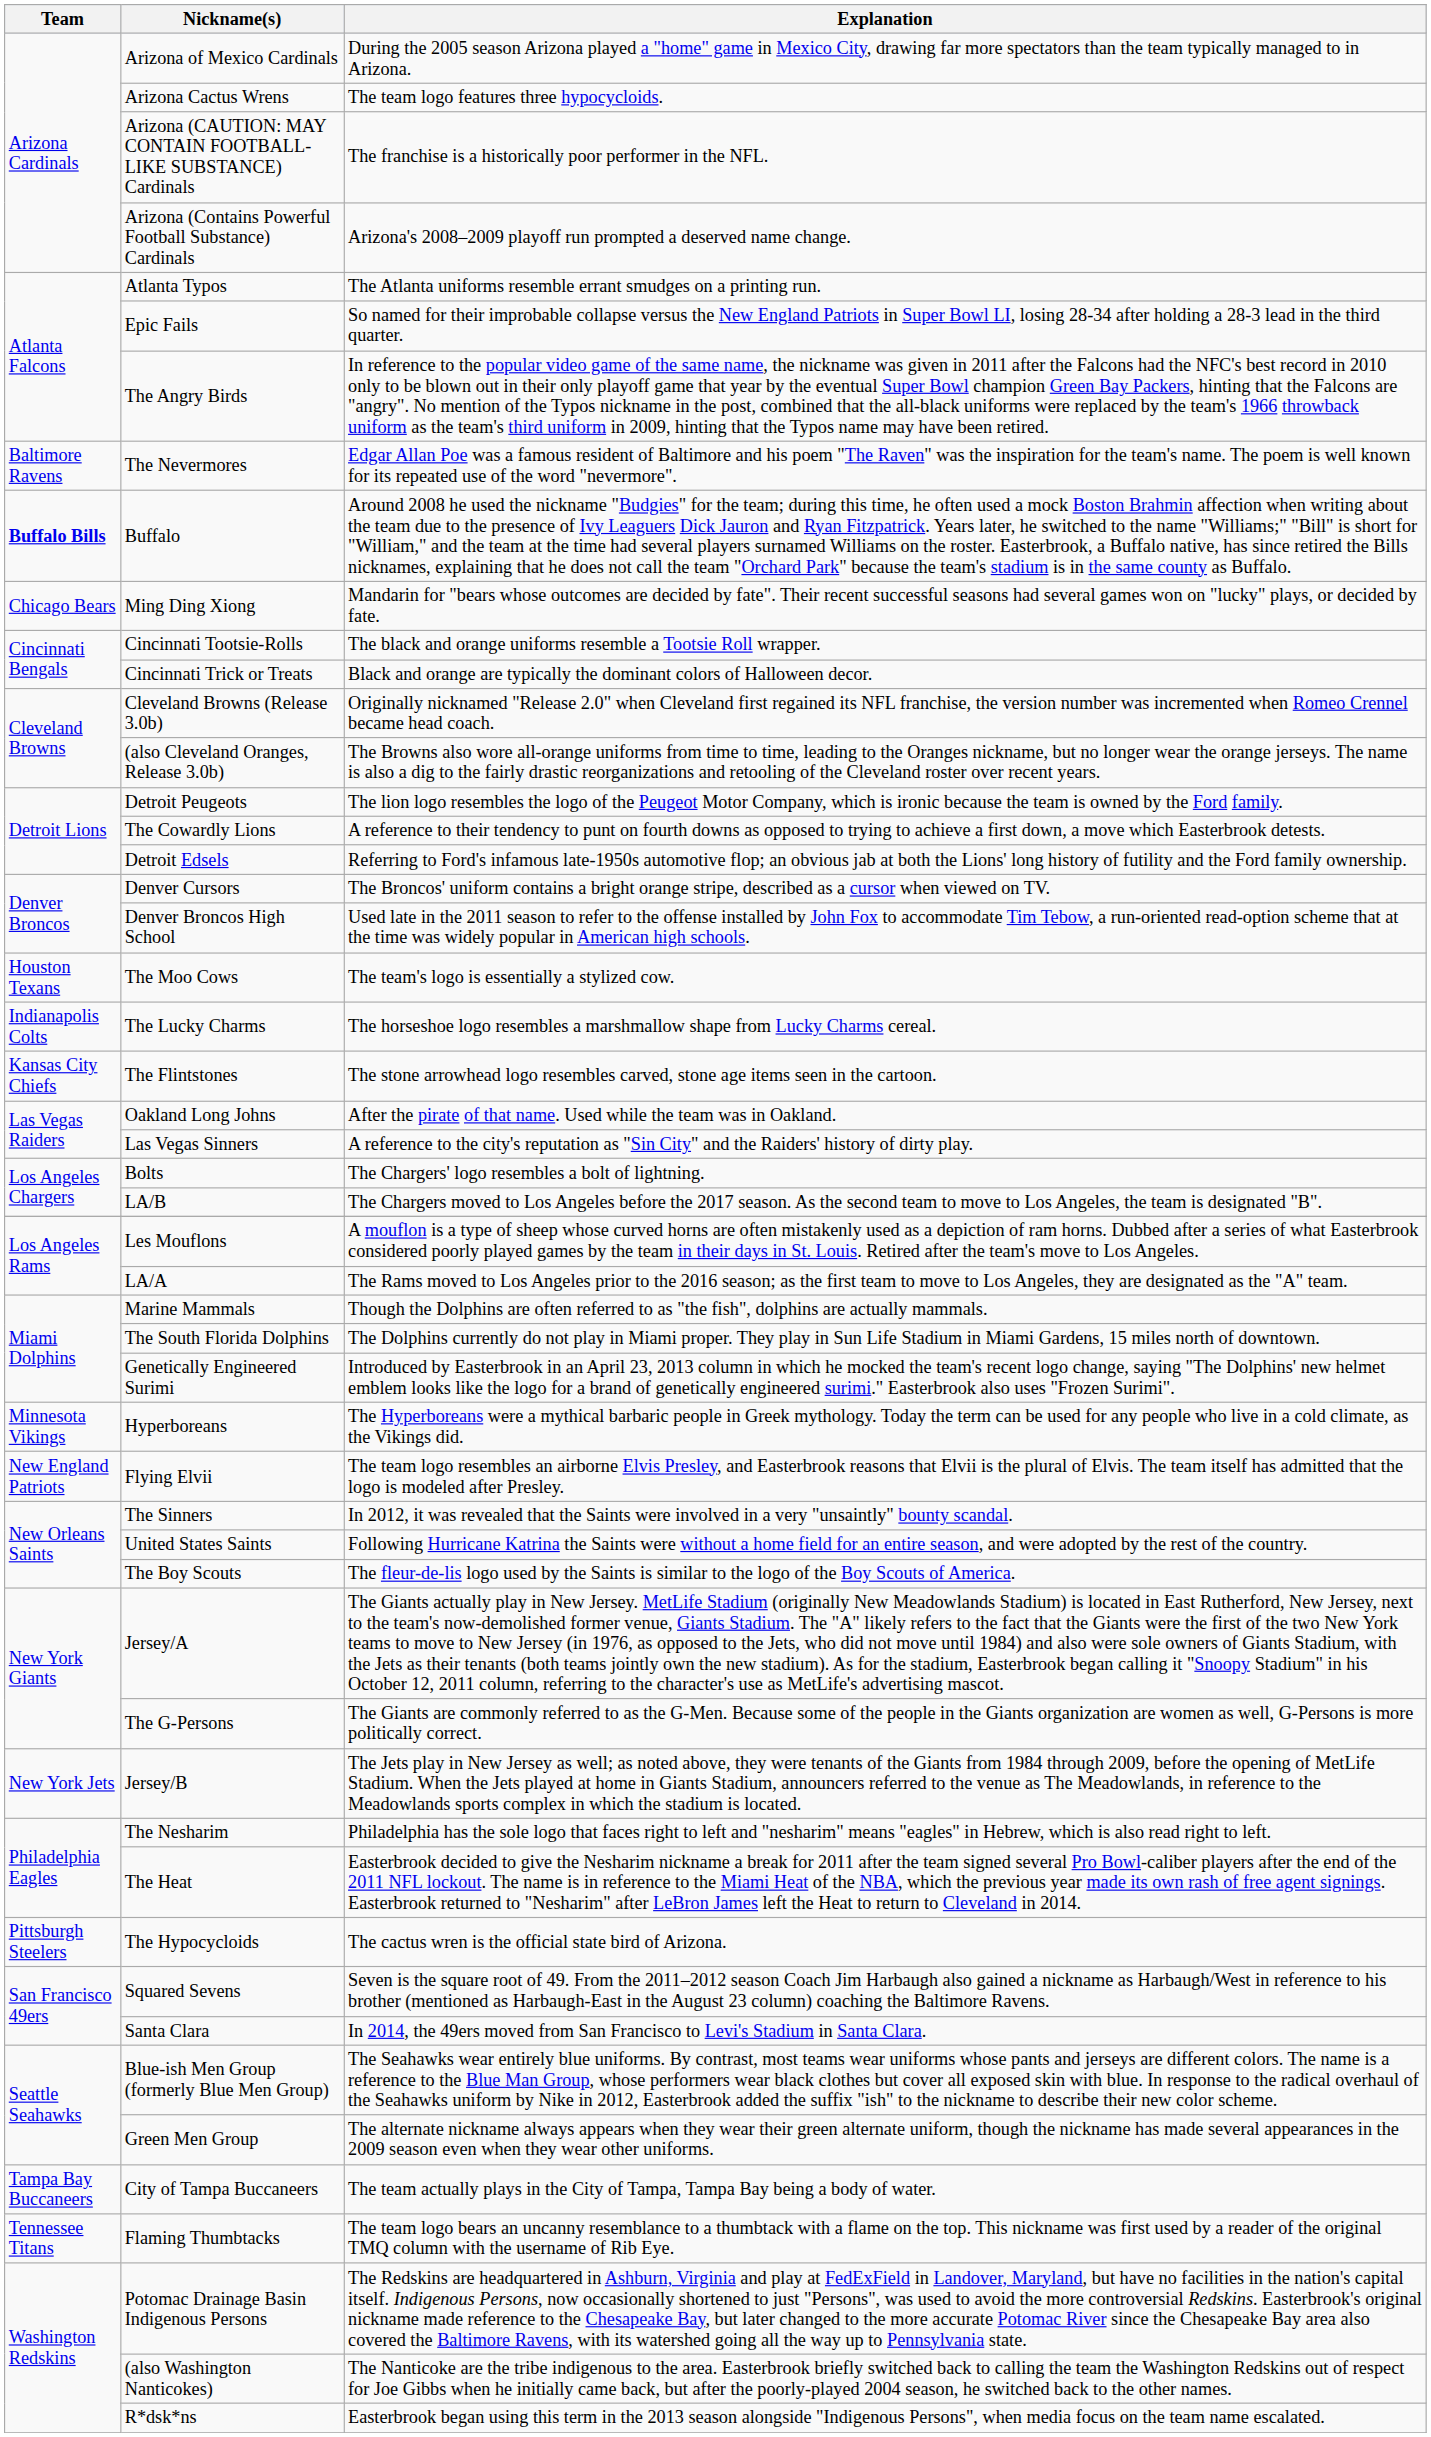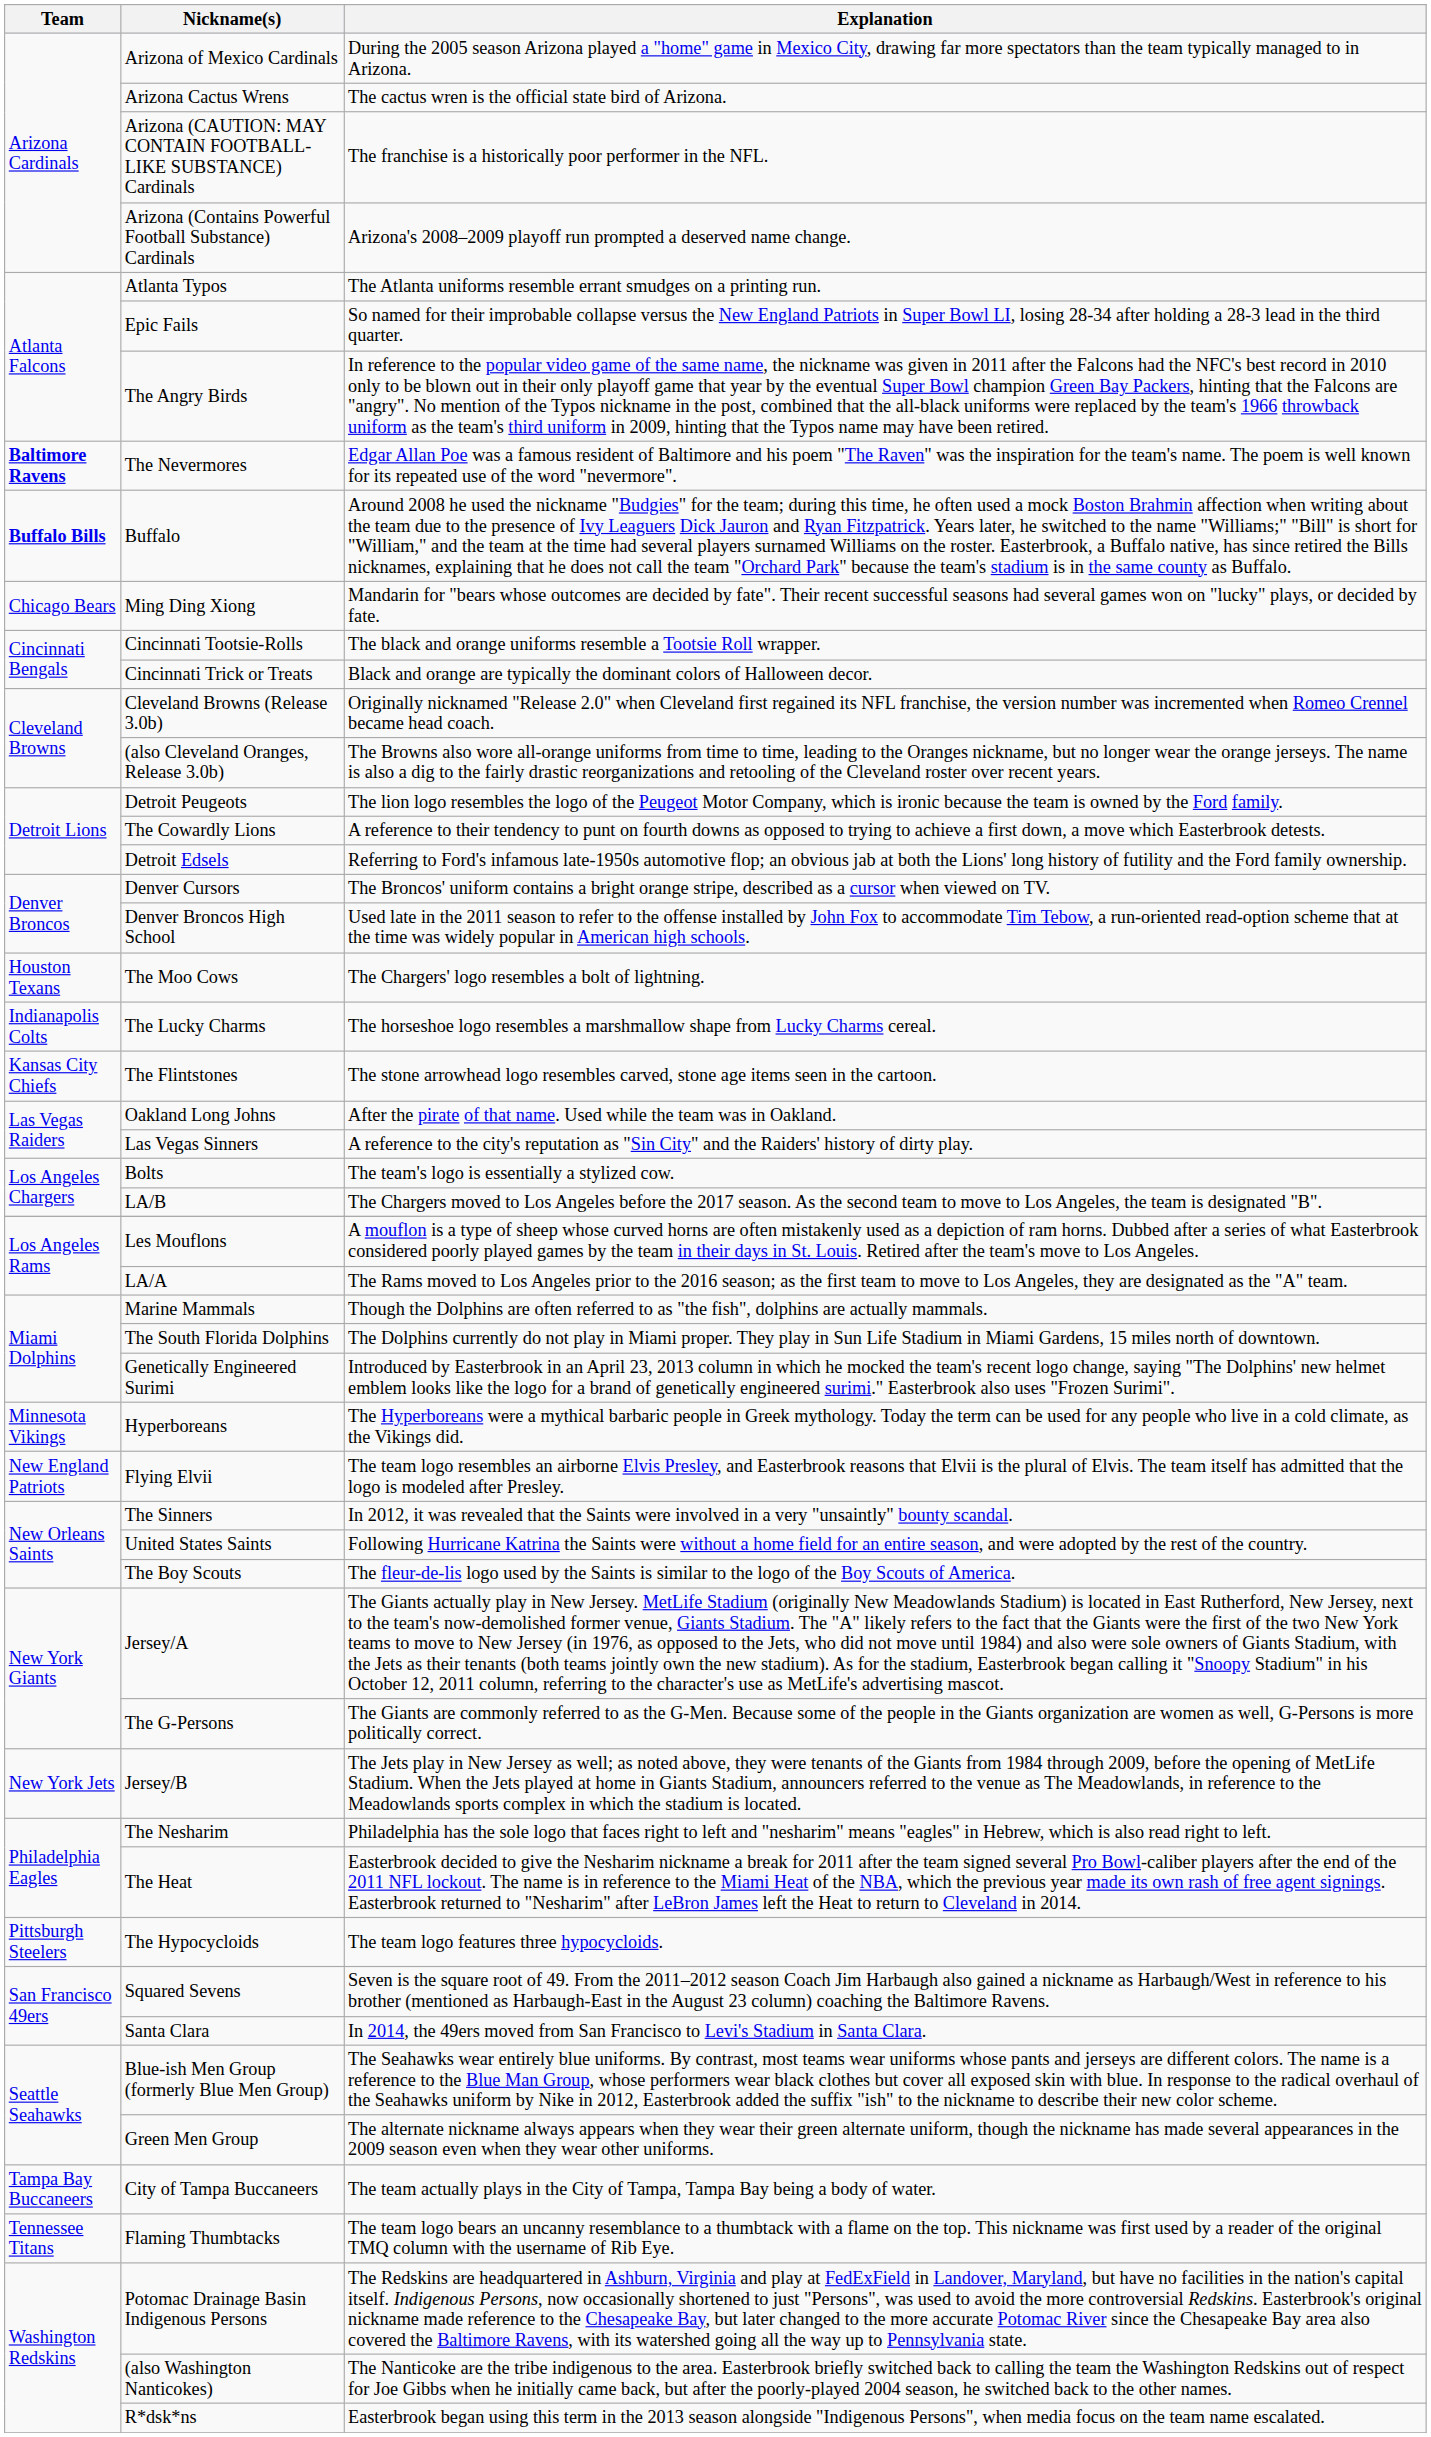(506, 97) The team logo features three hypocycloids. -> (537, 97) The cactus wren is the official state bird of Arizona.
(45, 465) normal -> (48, 465) bold
(511, 977) The team's logo is essentially a stylized cow. -> (526, 977) The Chargers' logo resembles a bolt of lightning.
(526, 1173) The Chargers' logo resembles a bolt of lightning. -> (511, 1173) The team's logo is essentially a stylized cow.
(537, 1941) The cactus wren is the official state bird of Arizona. -> (506, 1941) The team logo features three hypocycloids.
